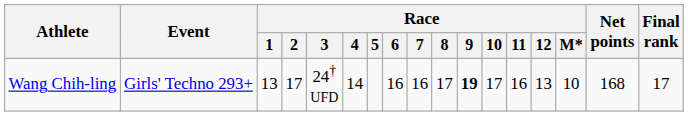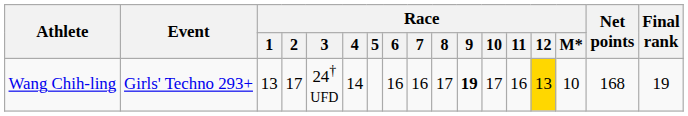(543, 85) no background -> (543, 85) gold background
(661, 85) 17 -> (661, 85) 19
